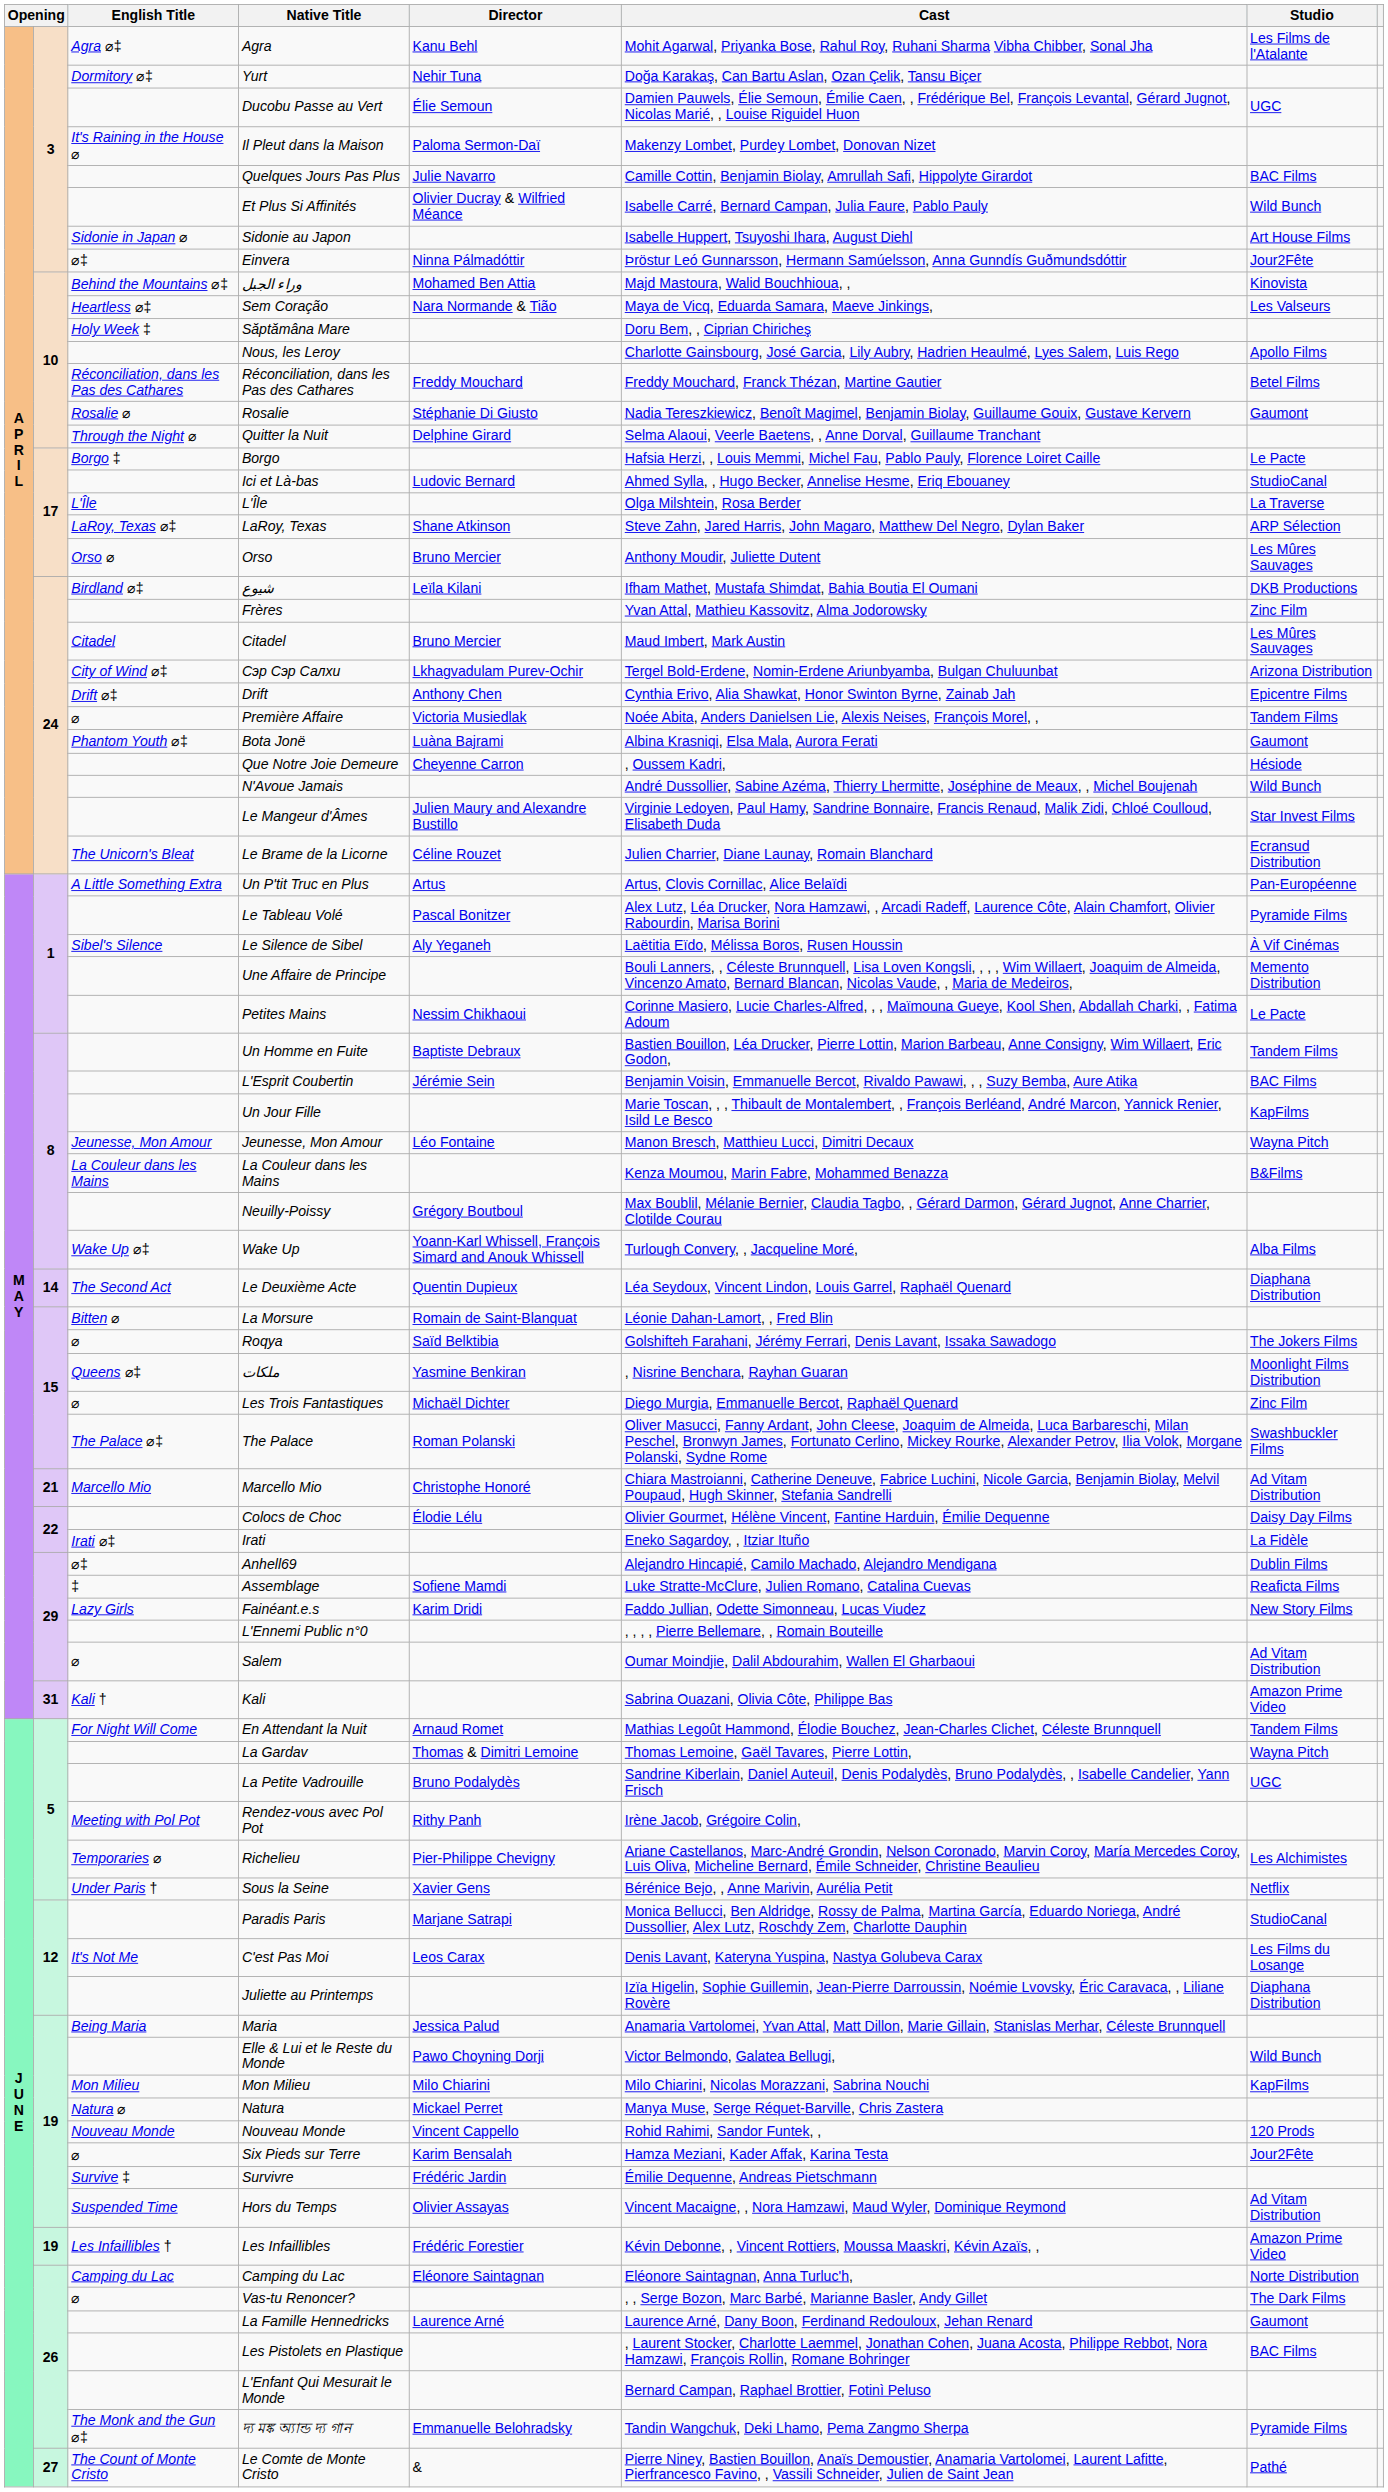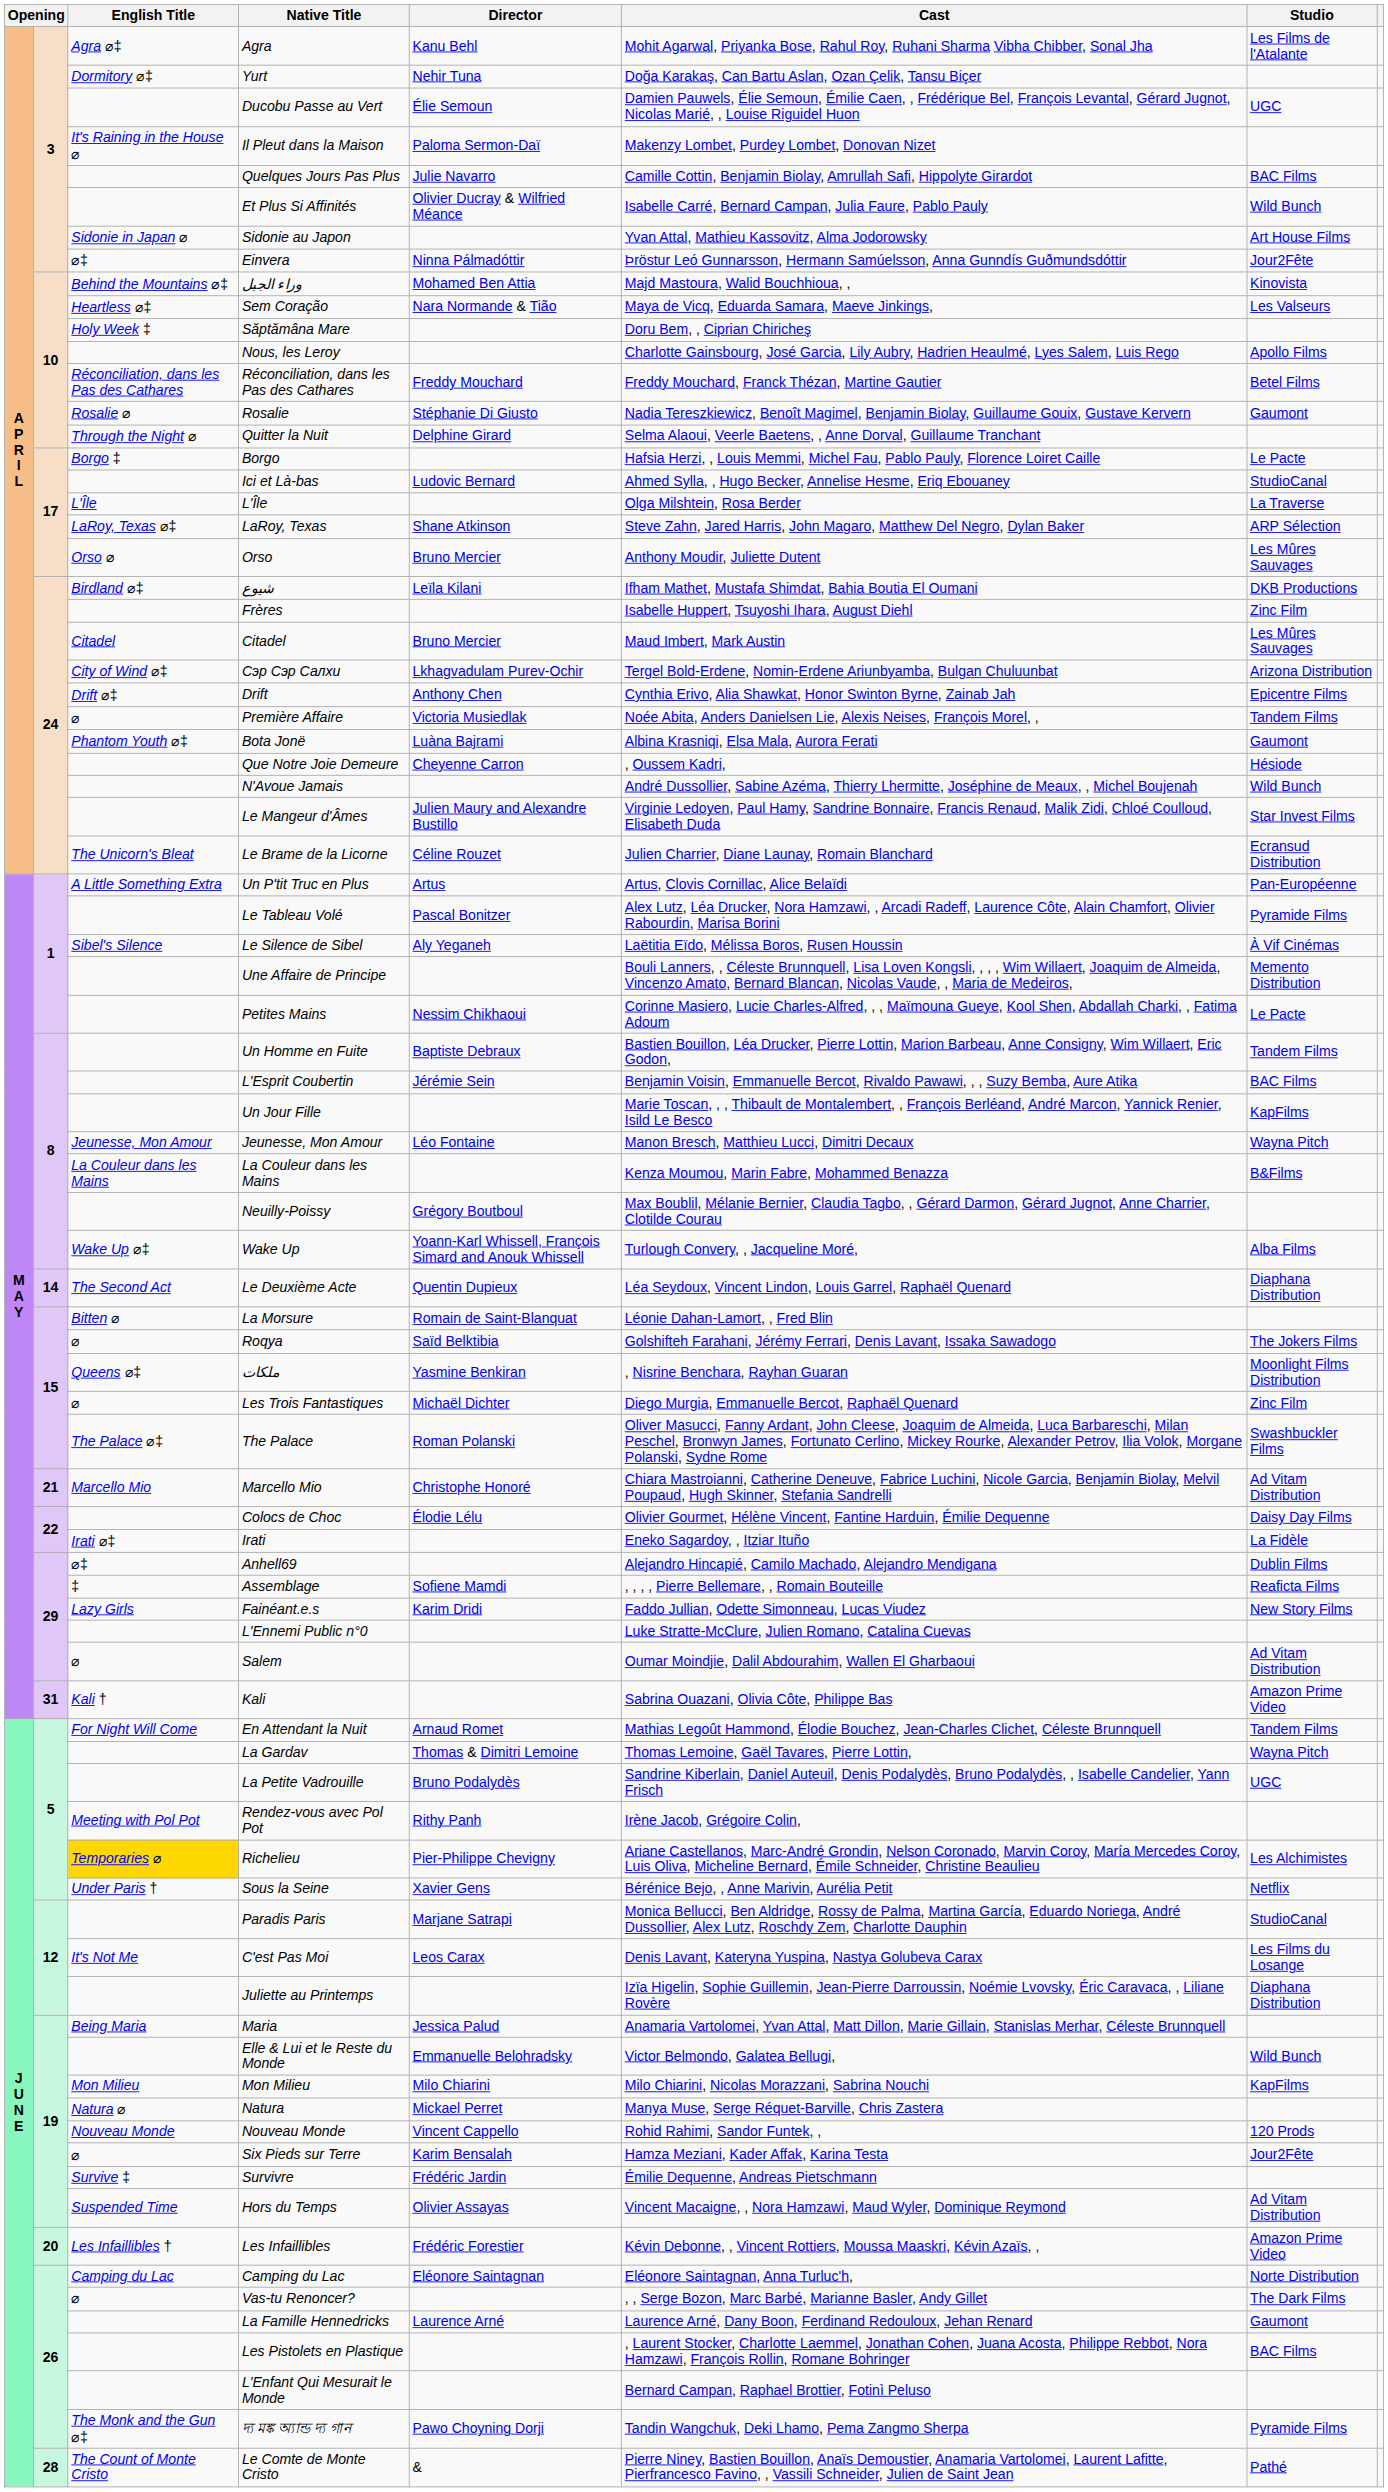(769, 237) Isabelle Huppert, Tsuyoshi Ihara, August Diehl -> (776, 237) Yvan Attal, Mathieu Kassovitz, Alma Jodorowsky
(776, 610) Yvan Attal, Mathieu Kassovitz, Alma Jodorowsky -> (769, 610) Isabelle Huppert, Tsuyoshi Ihara, August Diehl
(798, 1586) Luke Stratte-McClure, Julien Romano, Catalina Cuevas -> (754, 1586) , , , , Pierre Bellemare, , Romain Bouteille
(754, 1631) , , , , Pierre Bellemare, , Romain Bouteille -> (798, 1631) Luke Stratte-McClure, Julien Romano, Catalina Cuevas
(117, 1859) no background -> (117, 1859) gold background
(478, 2056) Pawo Choyning Dorji -> (492, 2056) Emmanuelle Belohradsky
(51, 2246) 19 -> (51, 2246) 20
(492, 2428) Emmanuelle Belohradsky -> (478, 2428) Pawo Choyning Dorji
(51, 2467) 27 -> (51, 2467) 28
